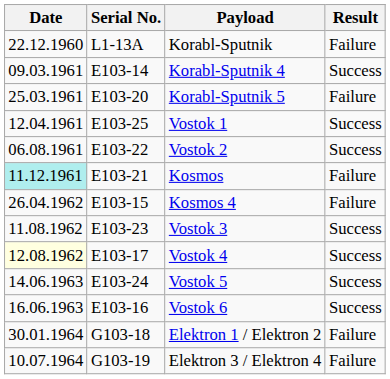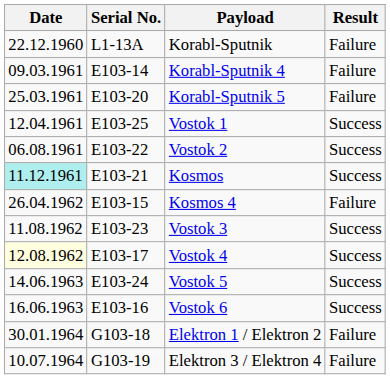(355, 70) Success -> (353, 70) Failure
(353, 176) Failure -> (355, 176) Success
